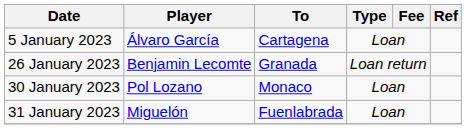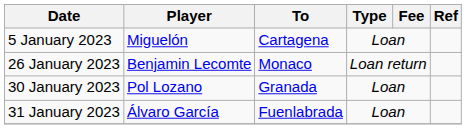(173, 40) Álvaro García -> (157, 40) Miguelón
(288, 64) Granada -> (285, 64) Monaco
(285, 87) Monaco -> (288, 87) Granada
(157, 111) Miguelón -> (173, 111) Álvaro García
